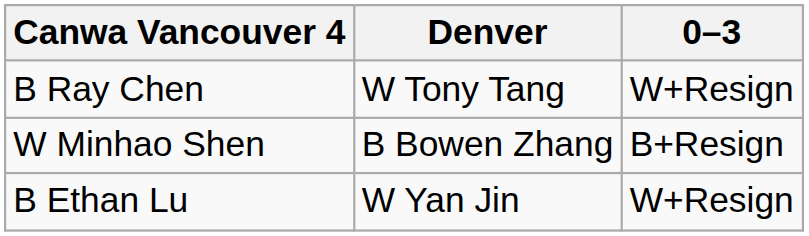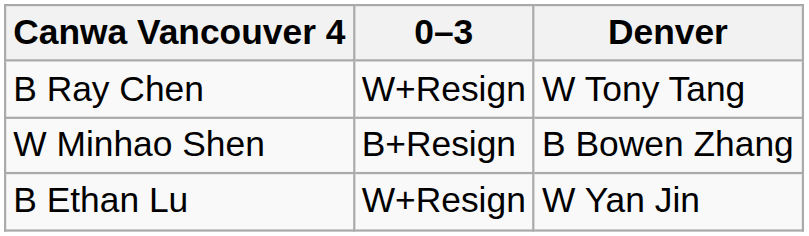columns swapped: (712, 32) <-> (488, 32)
